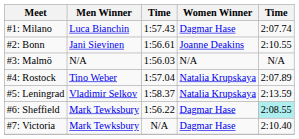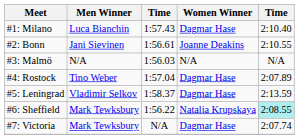(276, 28) 2:07.74 -> (276, 28) 2:10.40
(218, 77) Natalia Krupskaya -> (207, 77) Dagmar Hase
(218, 93) Natalia Krupskaya -> (207, 93) Dagmar Hase
(207, 110) Dagmar Hase -> (218, 110) Natalia Krupskaya
(276, 126) 2:10.40 -> (276, 126) 2:07.74
